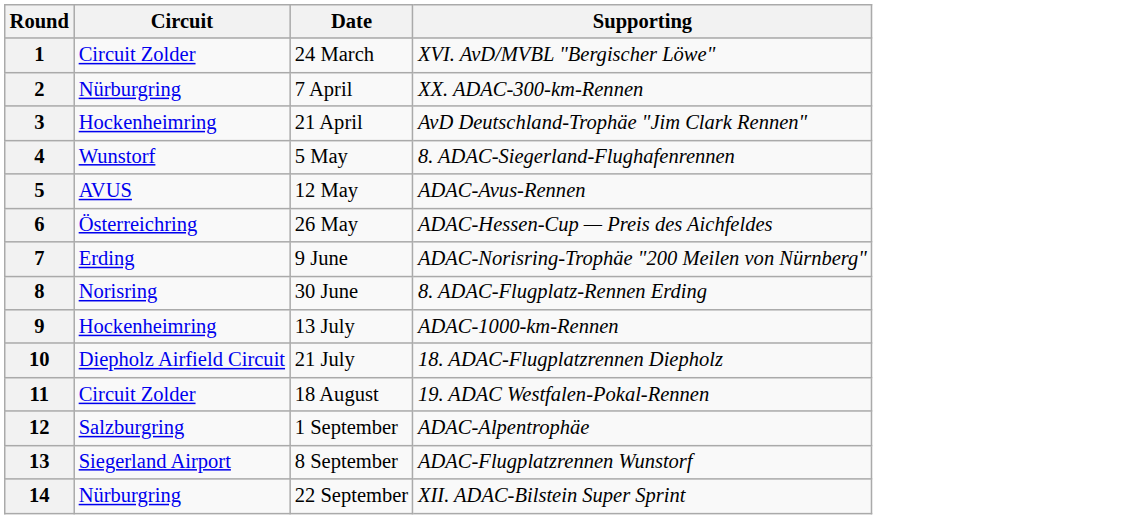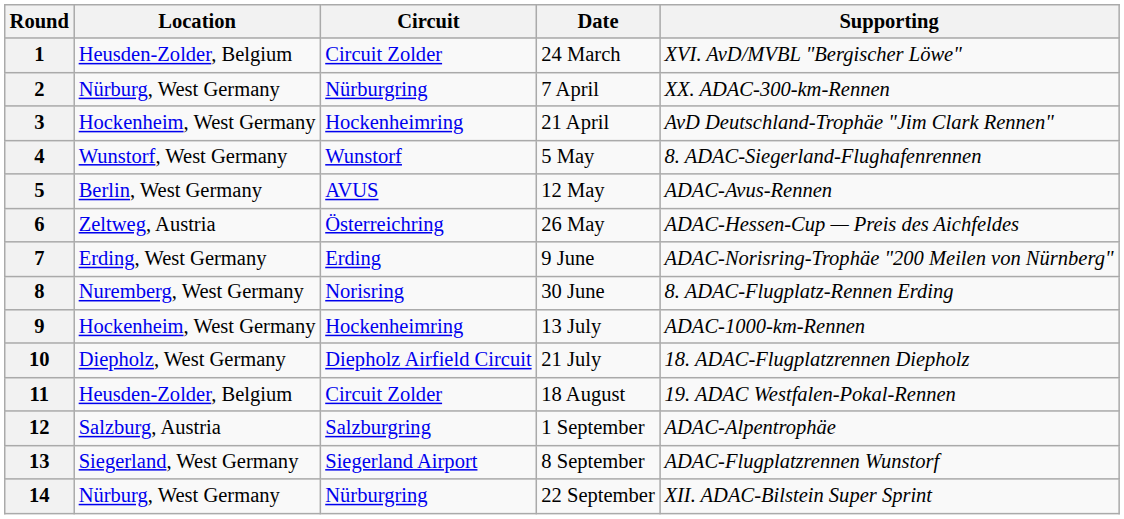+ column: (197, 21)
